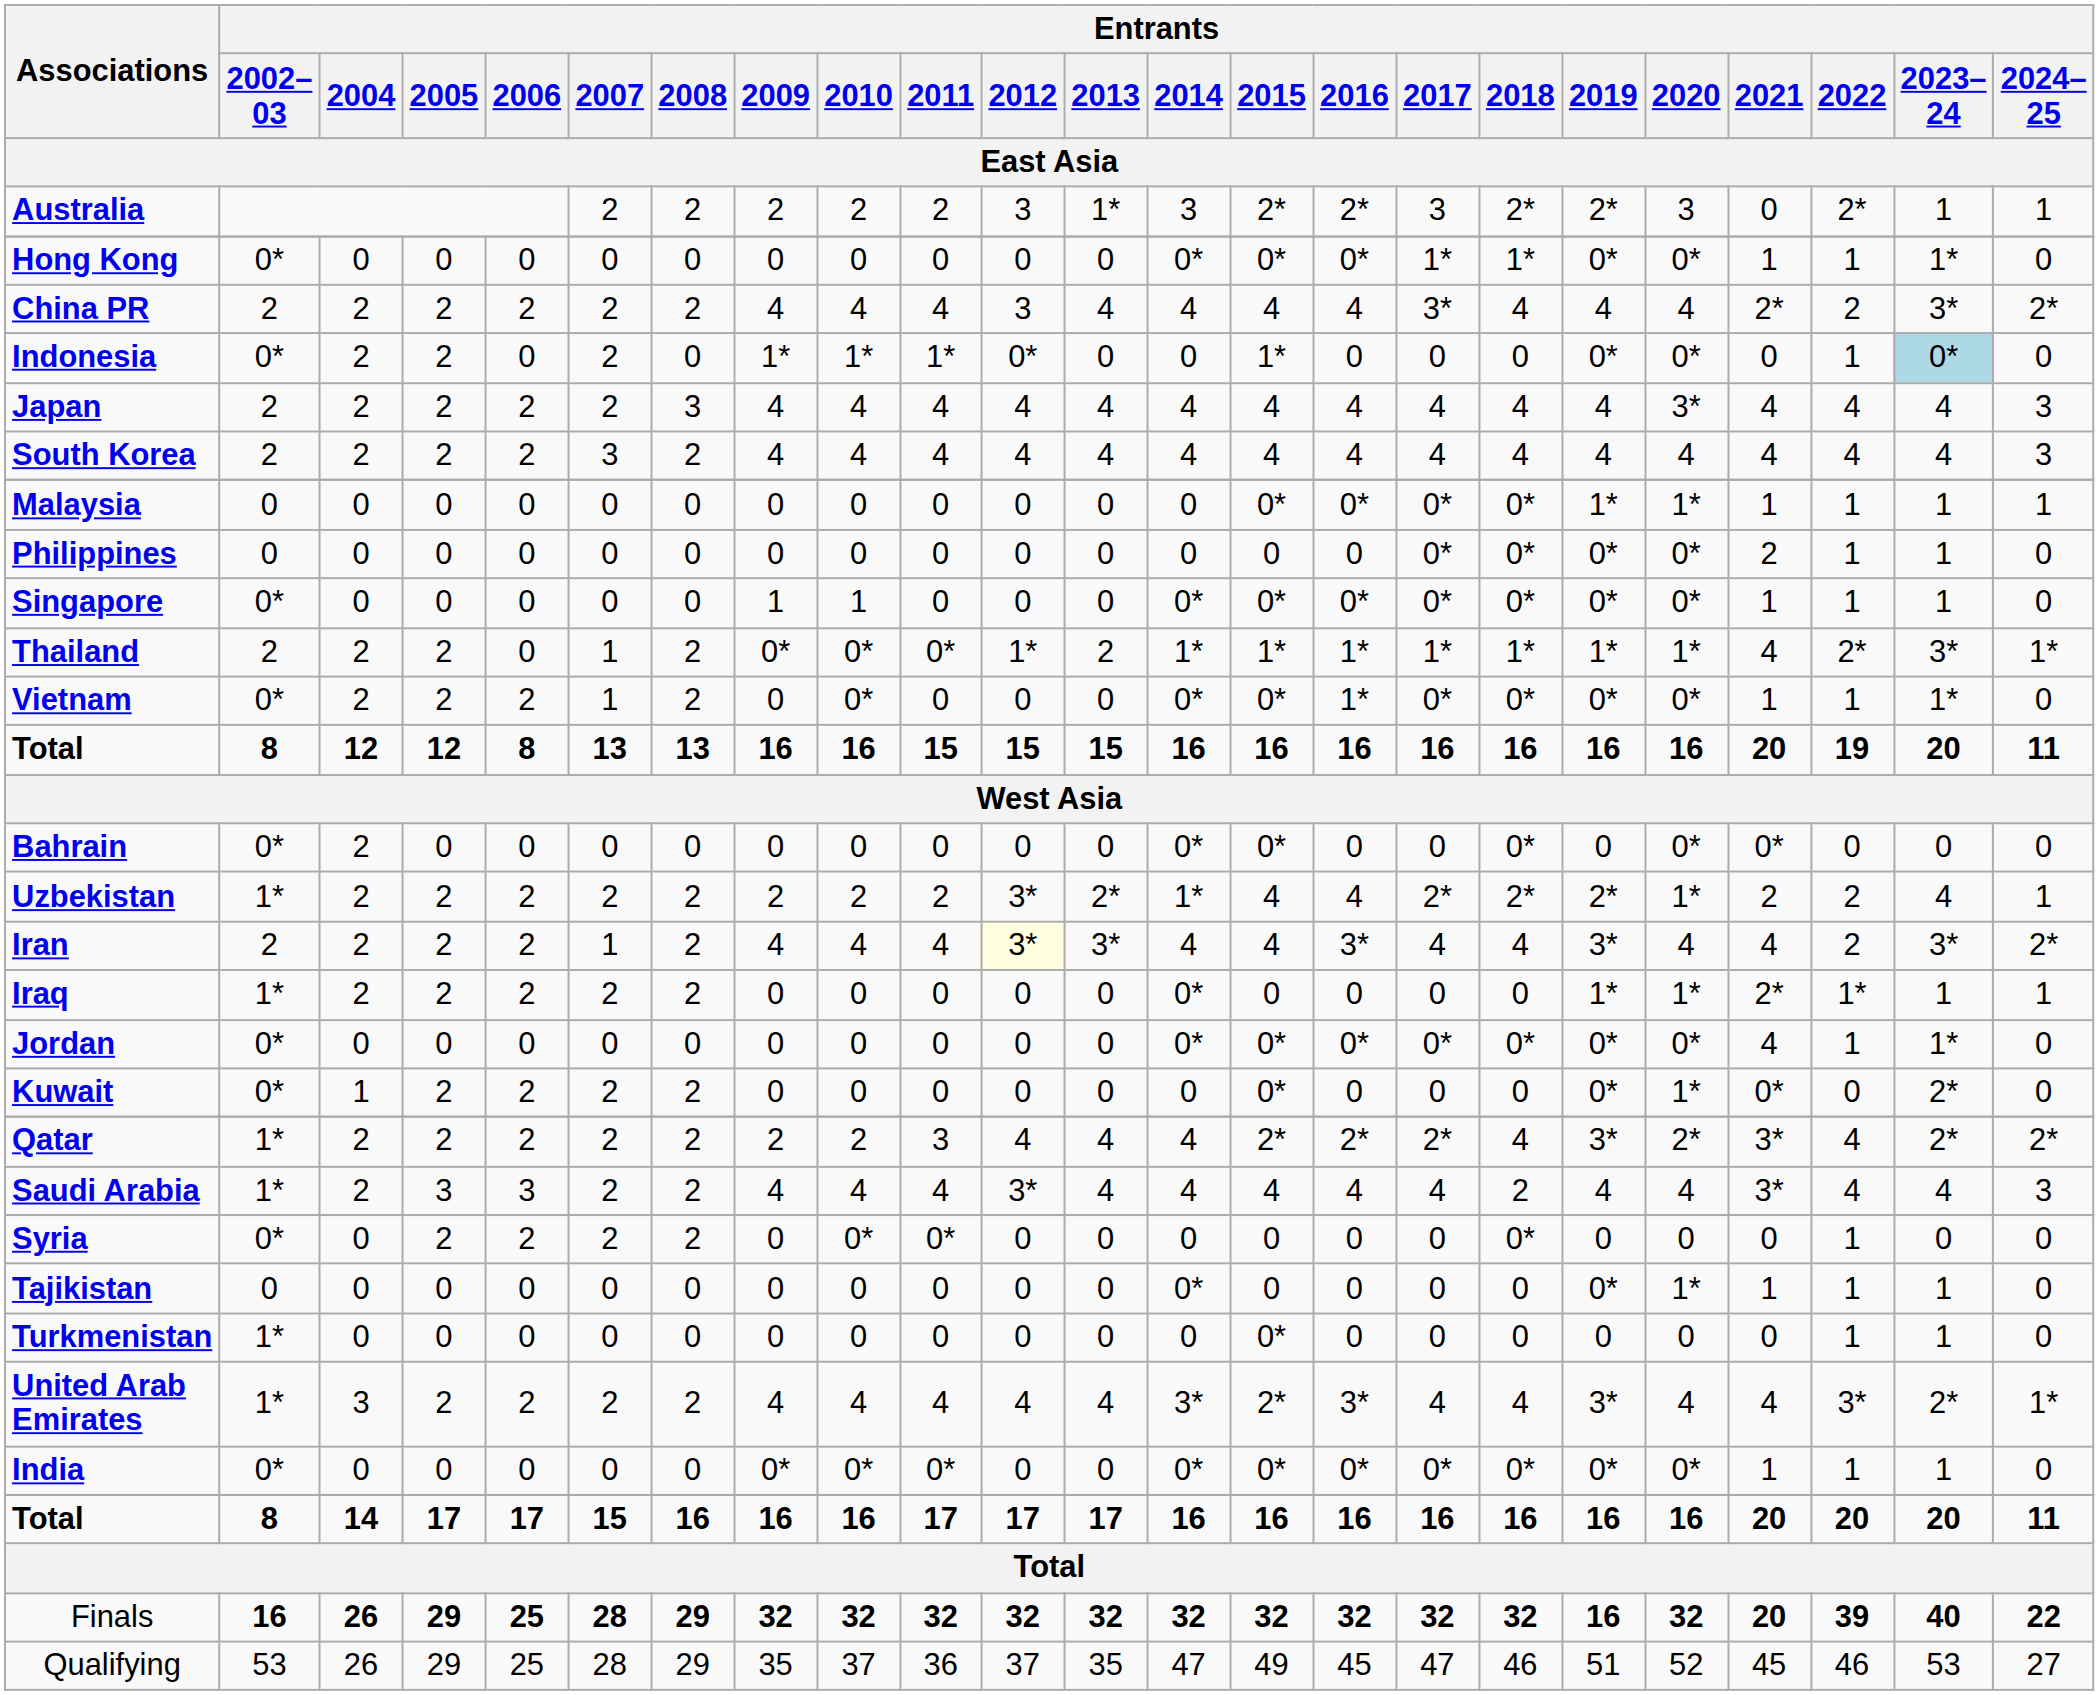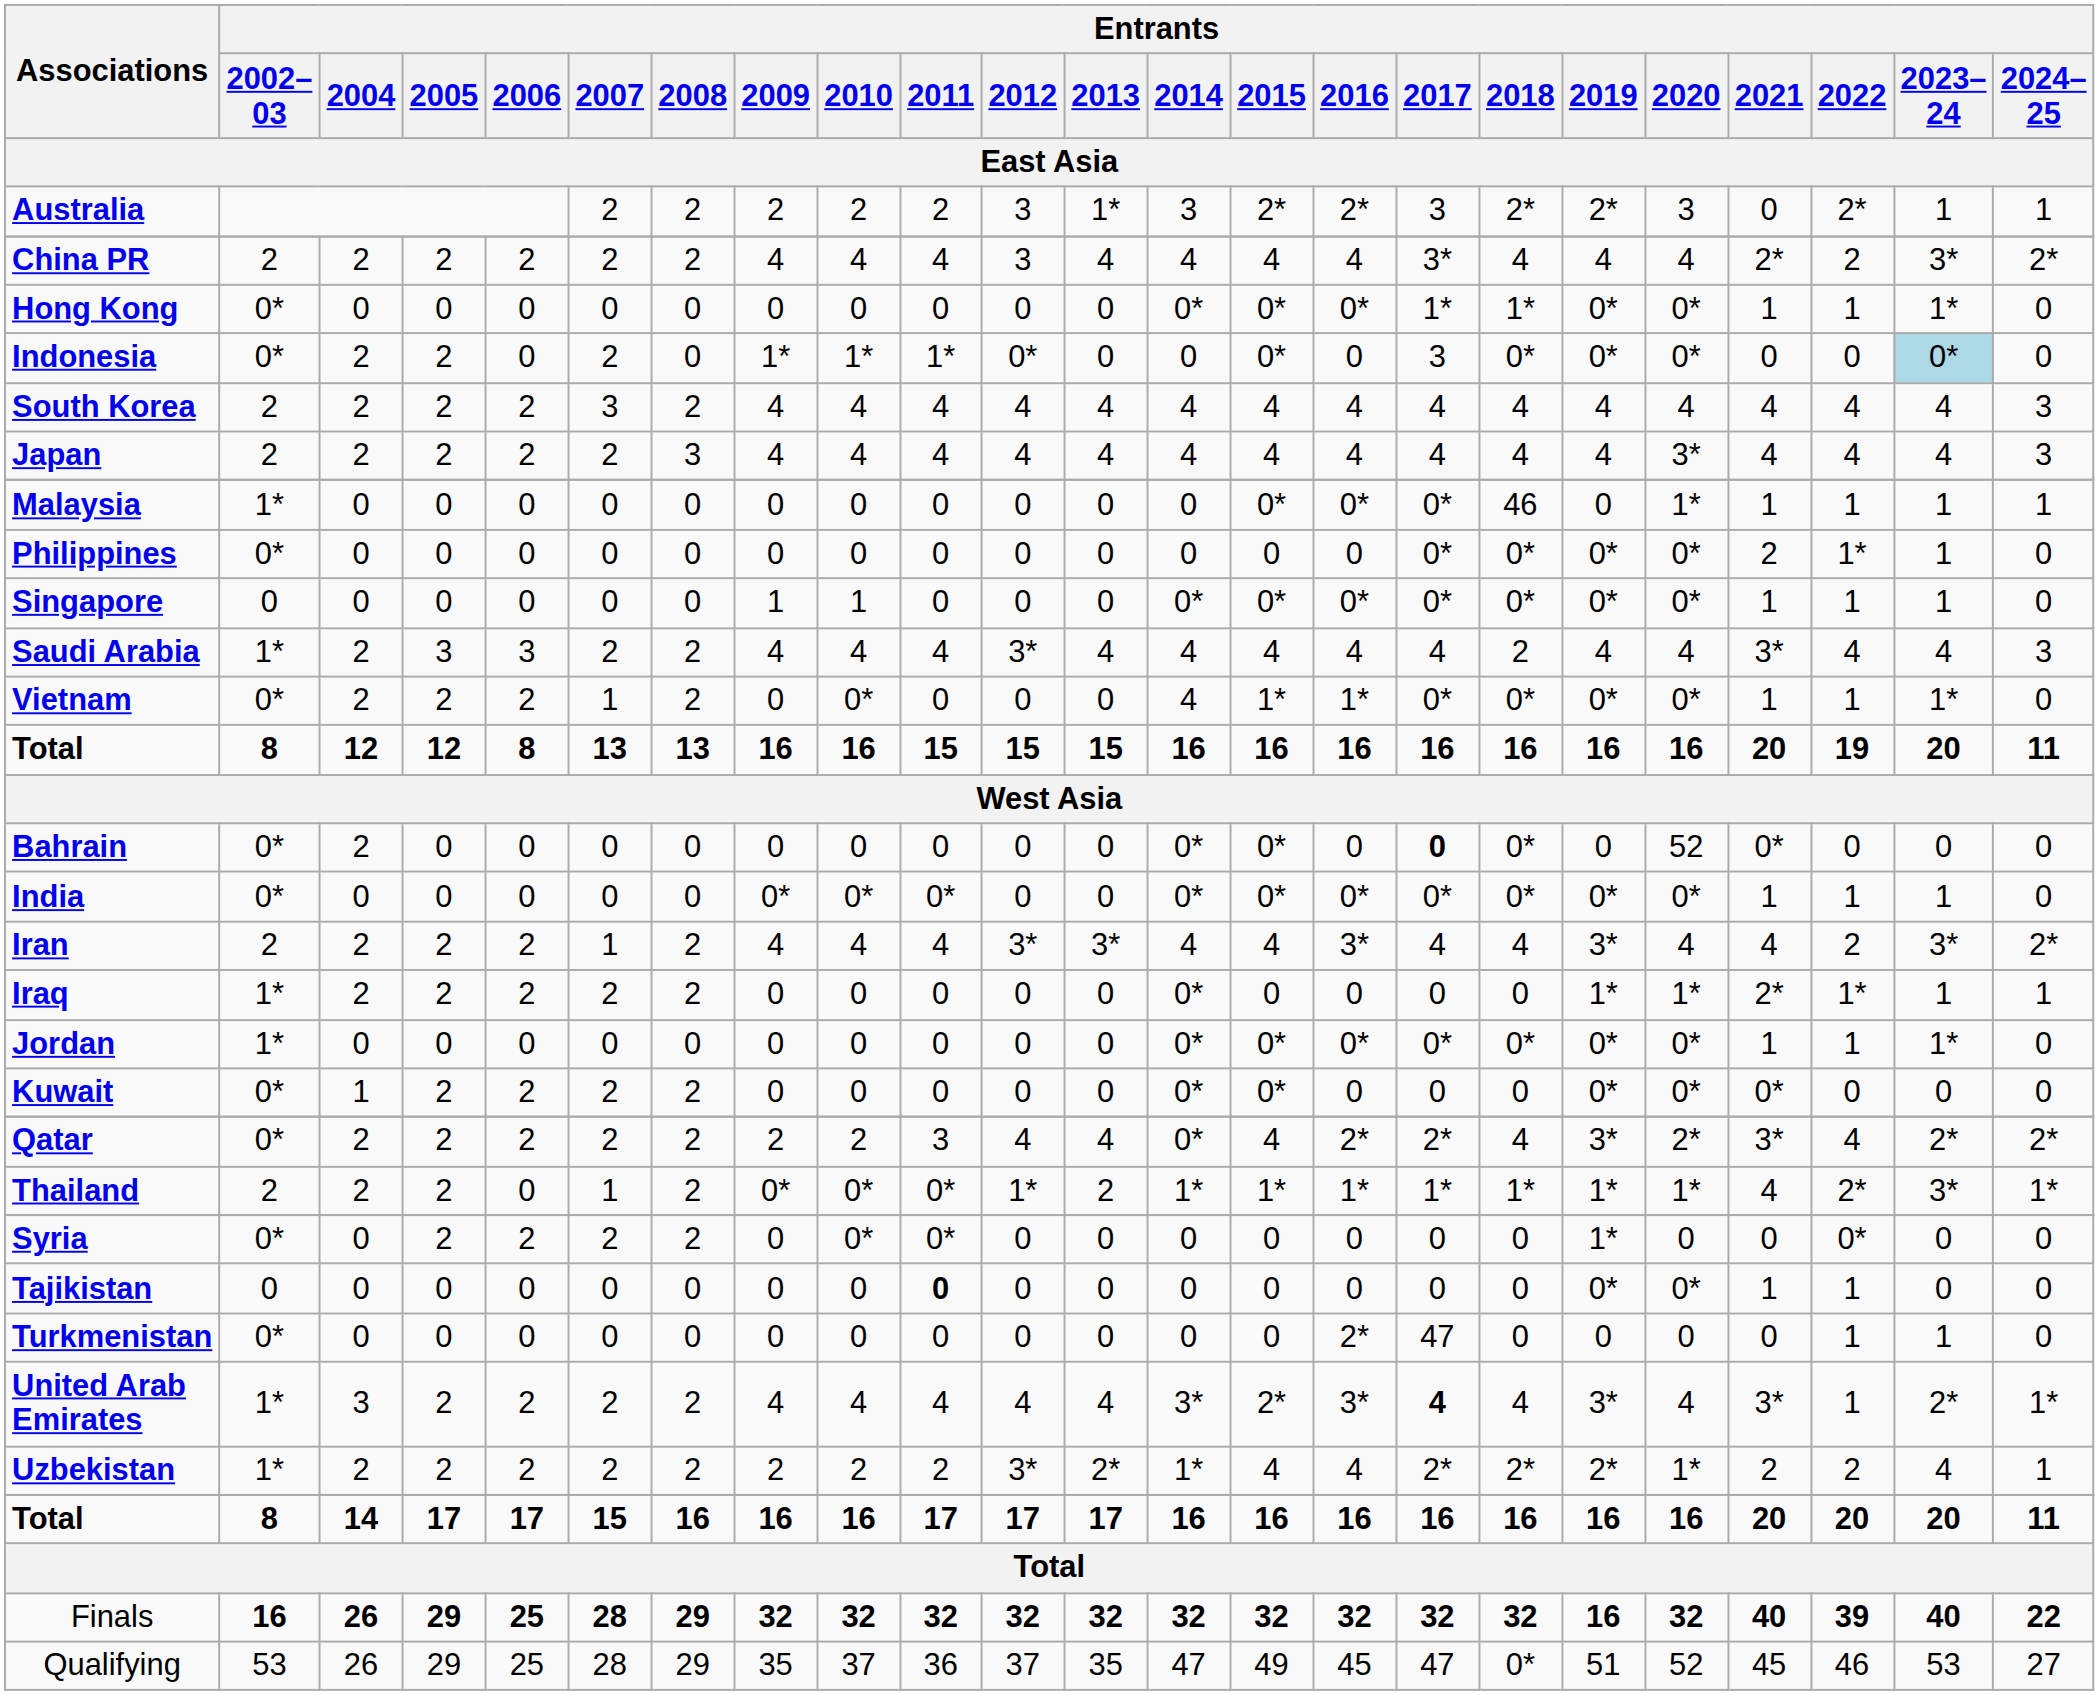rows swapped: (81, 308) <-> (95, 259)
(1272, 357) 1* -> (1272, 357) 0*
(1437, 357) 0 -> (1437, 357) 3
(1520, 357) 0 -> (1520, 357) 0*
(1852, 357) 1 -> (1852, 357) 0
rows swapped: (57, 406) <-> (104, 455)
(269, 504) 0 -> (269, 504) 1*
(1520, 504) 0* -> (1520, 504) 46
(1603, 504) 1* -> (1603, 504) 0
(269, 553) 0 -> (269, 553) 0*
(1852, 553) 1 -> (1852, 553) 1*
(269, 602) 0* -> (269, 602) 0
rows swapped: (76, 651) <-> (106, 1190)
(1189, 700) 0* -> (1189, 700) 4
(1272, 700) 0* -> (1272, 700) 1*
(1437, 847) normal -> (1437, 847) bold
(1686, 847) 0* -> (1686, 847) 52
rows swapped: (48, 1469) <-> (94, 896)
(1023, 945) lightyellow background -> (1023, 945) no background
(269, 1043) 0* -> (269, 1043) 1*
(1769, 1043) 4 -> (1769, 1043) 1
(1189, 1092) 0 -> (1189, 1092) 0*
(1686, 1092) 1* -> (1686, 1092) 0*
(1944, 1092) 2* -> (1944, 1092) 0
(269, 1141) 1* -> (269, 1141) 0*
(1189, 1141) 4 -> (1189, 1141) 0*
(1272, 1141) 2* -> (1272, 1141) 4
(1520, 1239) 0* -> (1520, 1239) 0
(1603, 1239) 0 -> (1603, 1239) 1*
(1852, 1239) 1 -> (1852, 1239) 0*
(941, 1288) normal -> (941, 1288) bold
(1189, 1288) 0* -> (1189, 1288) 0
(1686, 1288) 1* -> (1686, 1288) 0*
(1944, 1288) 1 -> (1944, 1288) 0
(269, 1337) 1* -> (269, 1337) 0*
(1272, 1337) 0* -> (1272, 1337) 0
(1354, 1337) 0 -> (1354, 1337) 2*
(1437, 1337) 0 -> (1437, 1337) 47
(1437, 1403) normal -> (1437, 1403) bold
(1769, 1403) 4 -> (1769, 1403) 3*
(1852, 1403) 3* -> (1852, 1403) 1
(1769, 1616) 20 -> (1769, 1616) 40
(1520, 1665) 46 -> (1520, 1665) 0*
